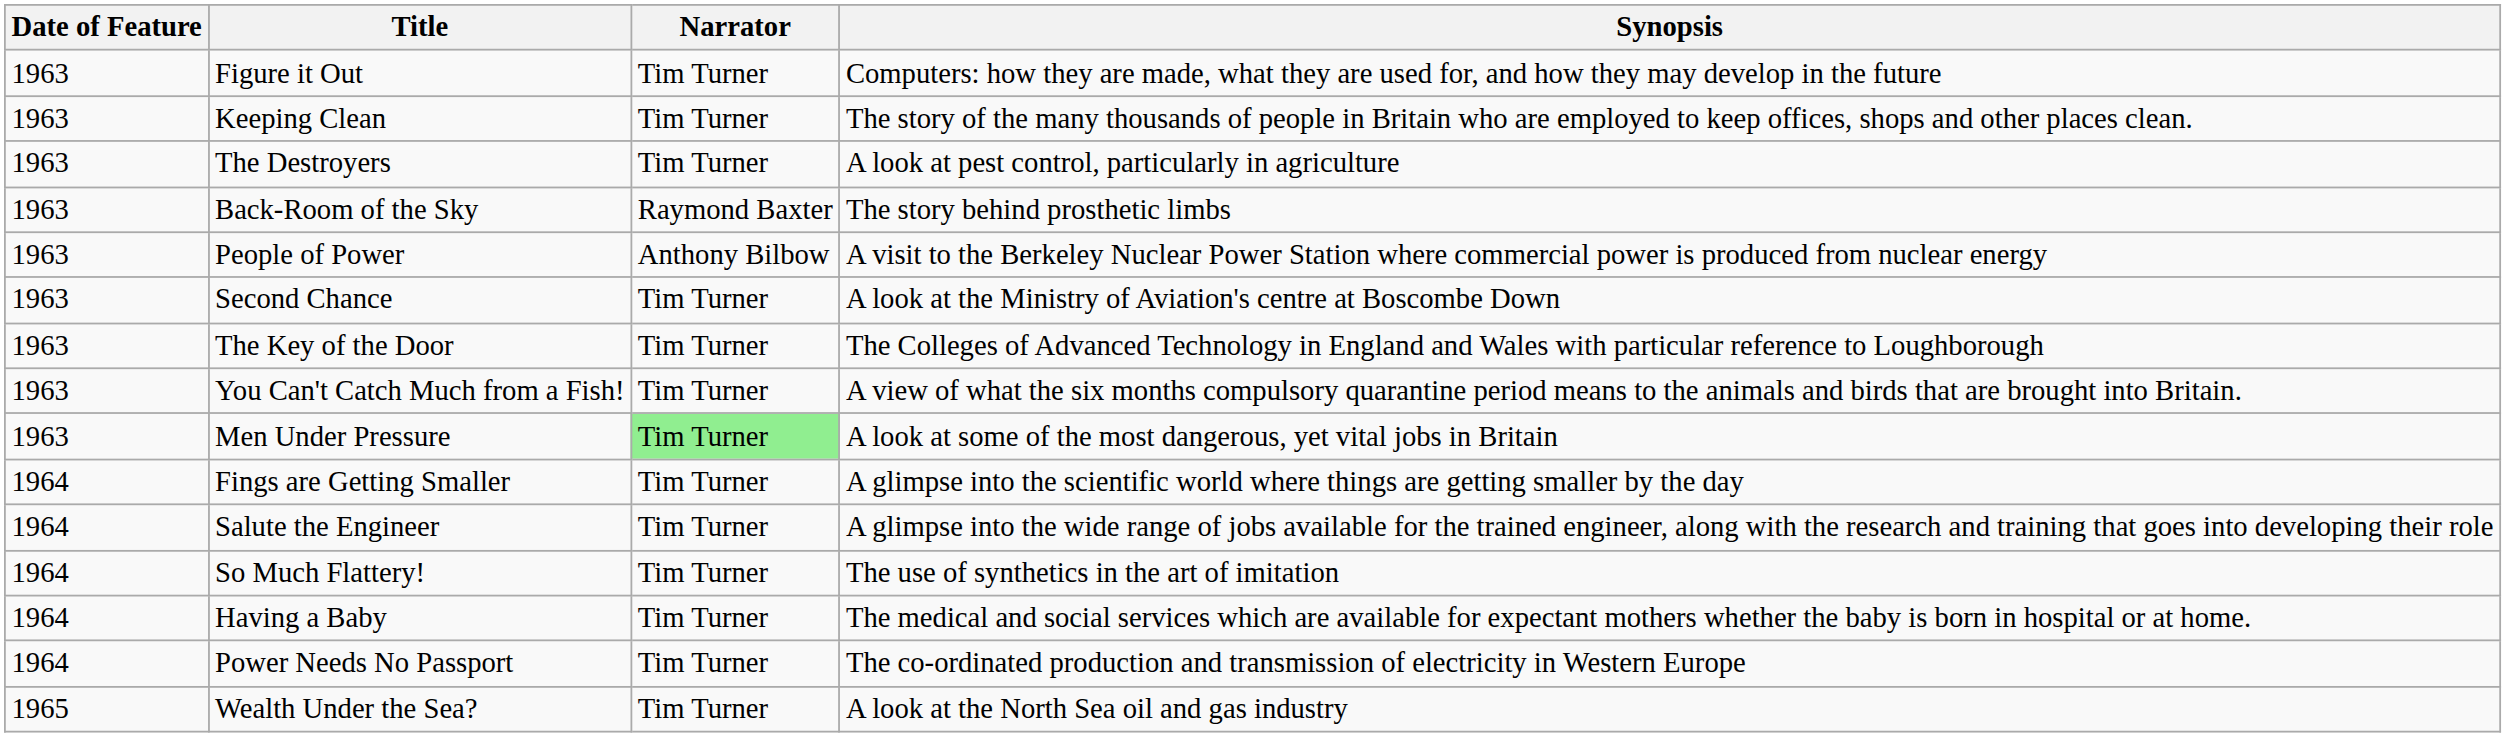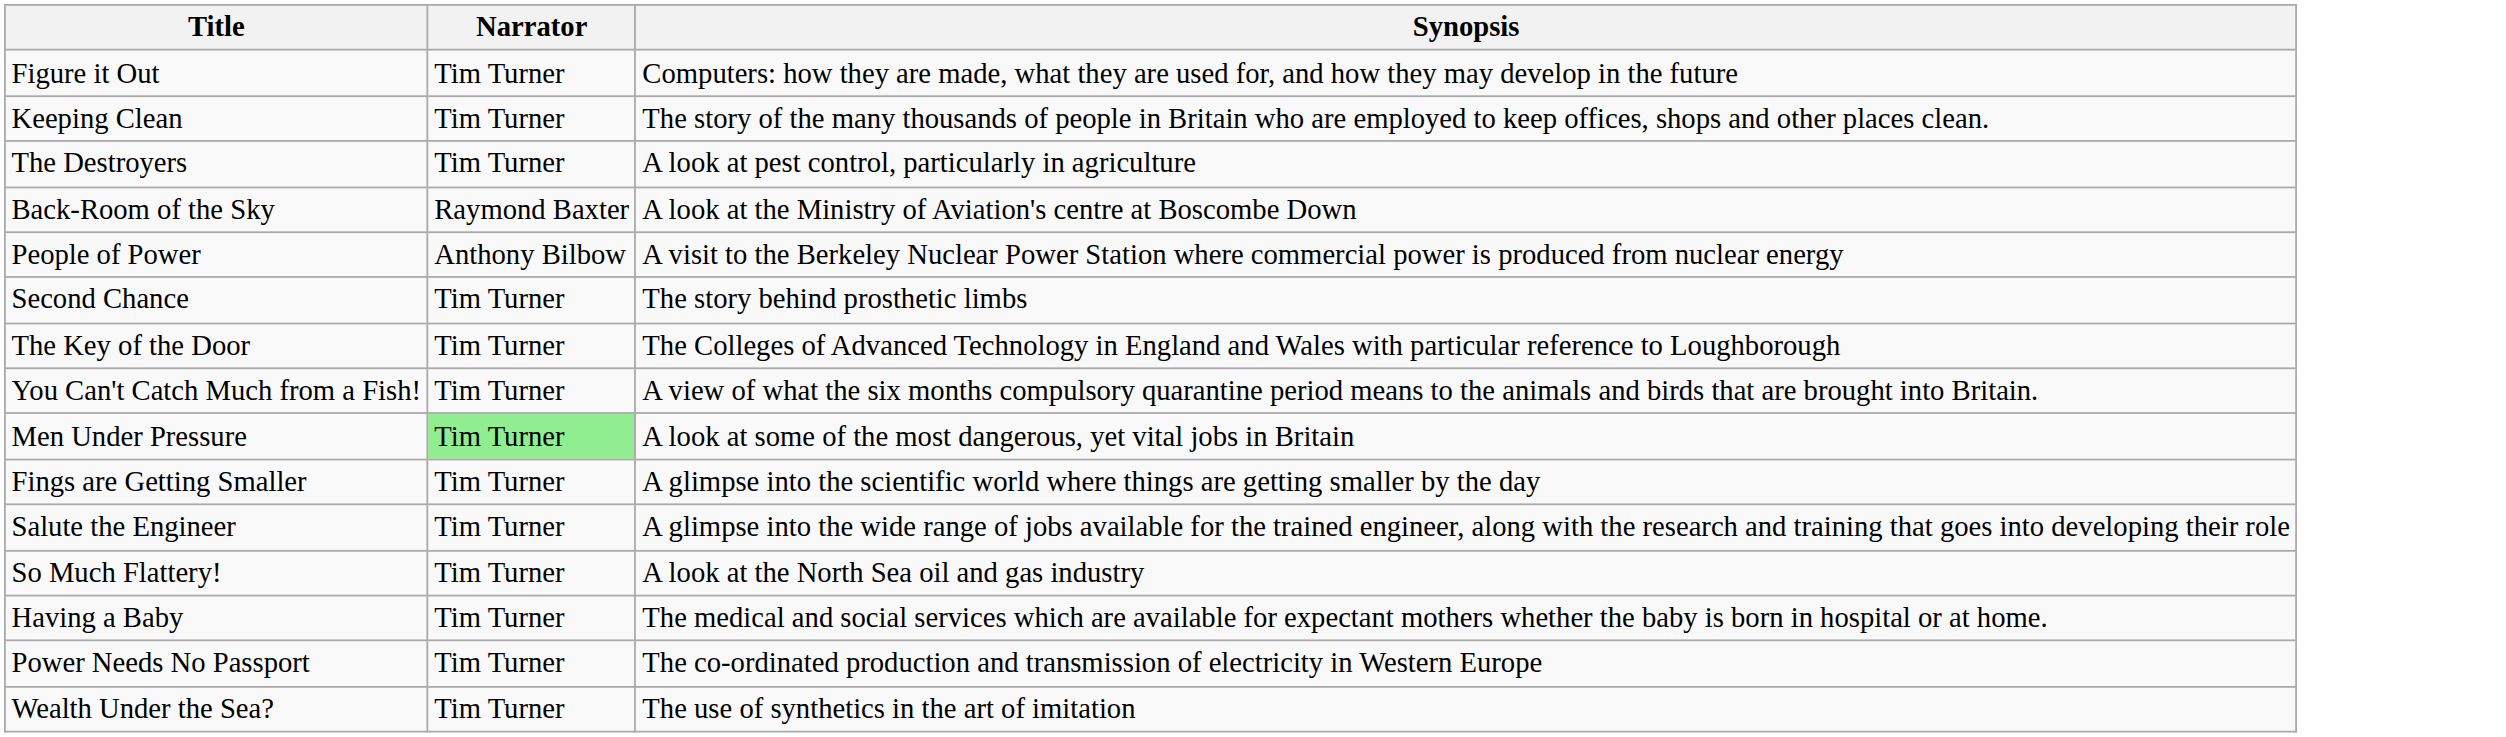- column: (107, 27)
(1038, 208) The story behind prosthetic limbs -> (999, 208) A look at the Ministry of Aviation's centre at Boscombe Down
(1203, 299) A look at the Ministry of Aviation's centre at Boscombe Down -> (835, 299) The story behind prosthetic limbs
(1092, 572) The use of synthetics in the art of imitation -> (893, 572) A look at the North Sea oil and gas industry
(1097, 708) A look at the North Sea oil and gas industry -> (889, 708) The use of synthetics in the art of imitation
